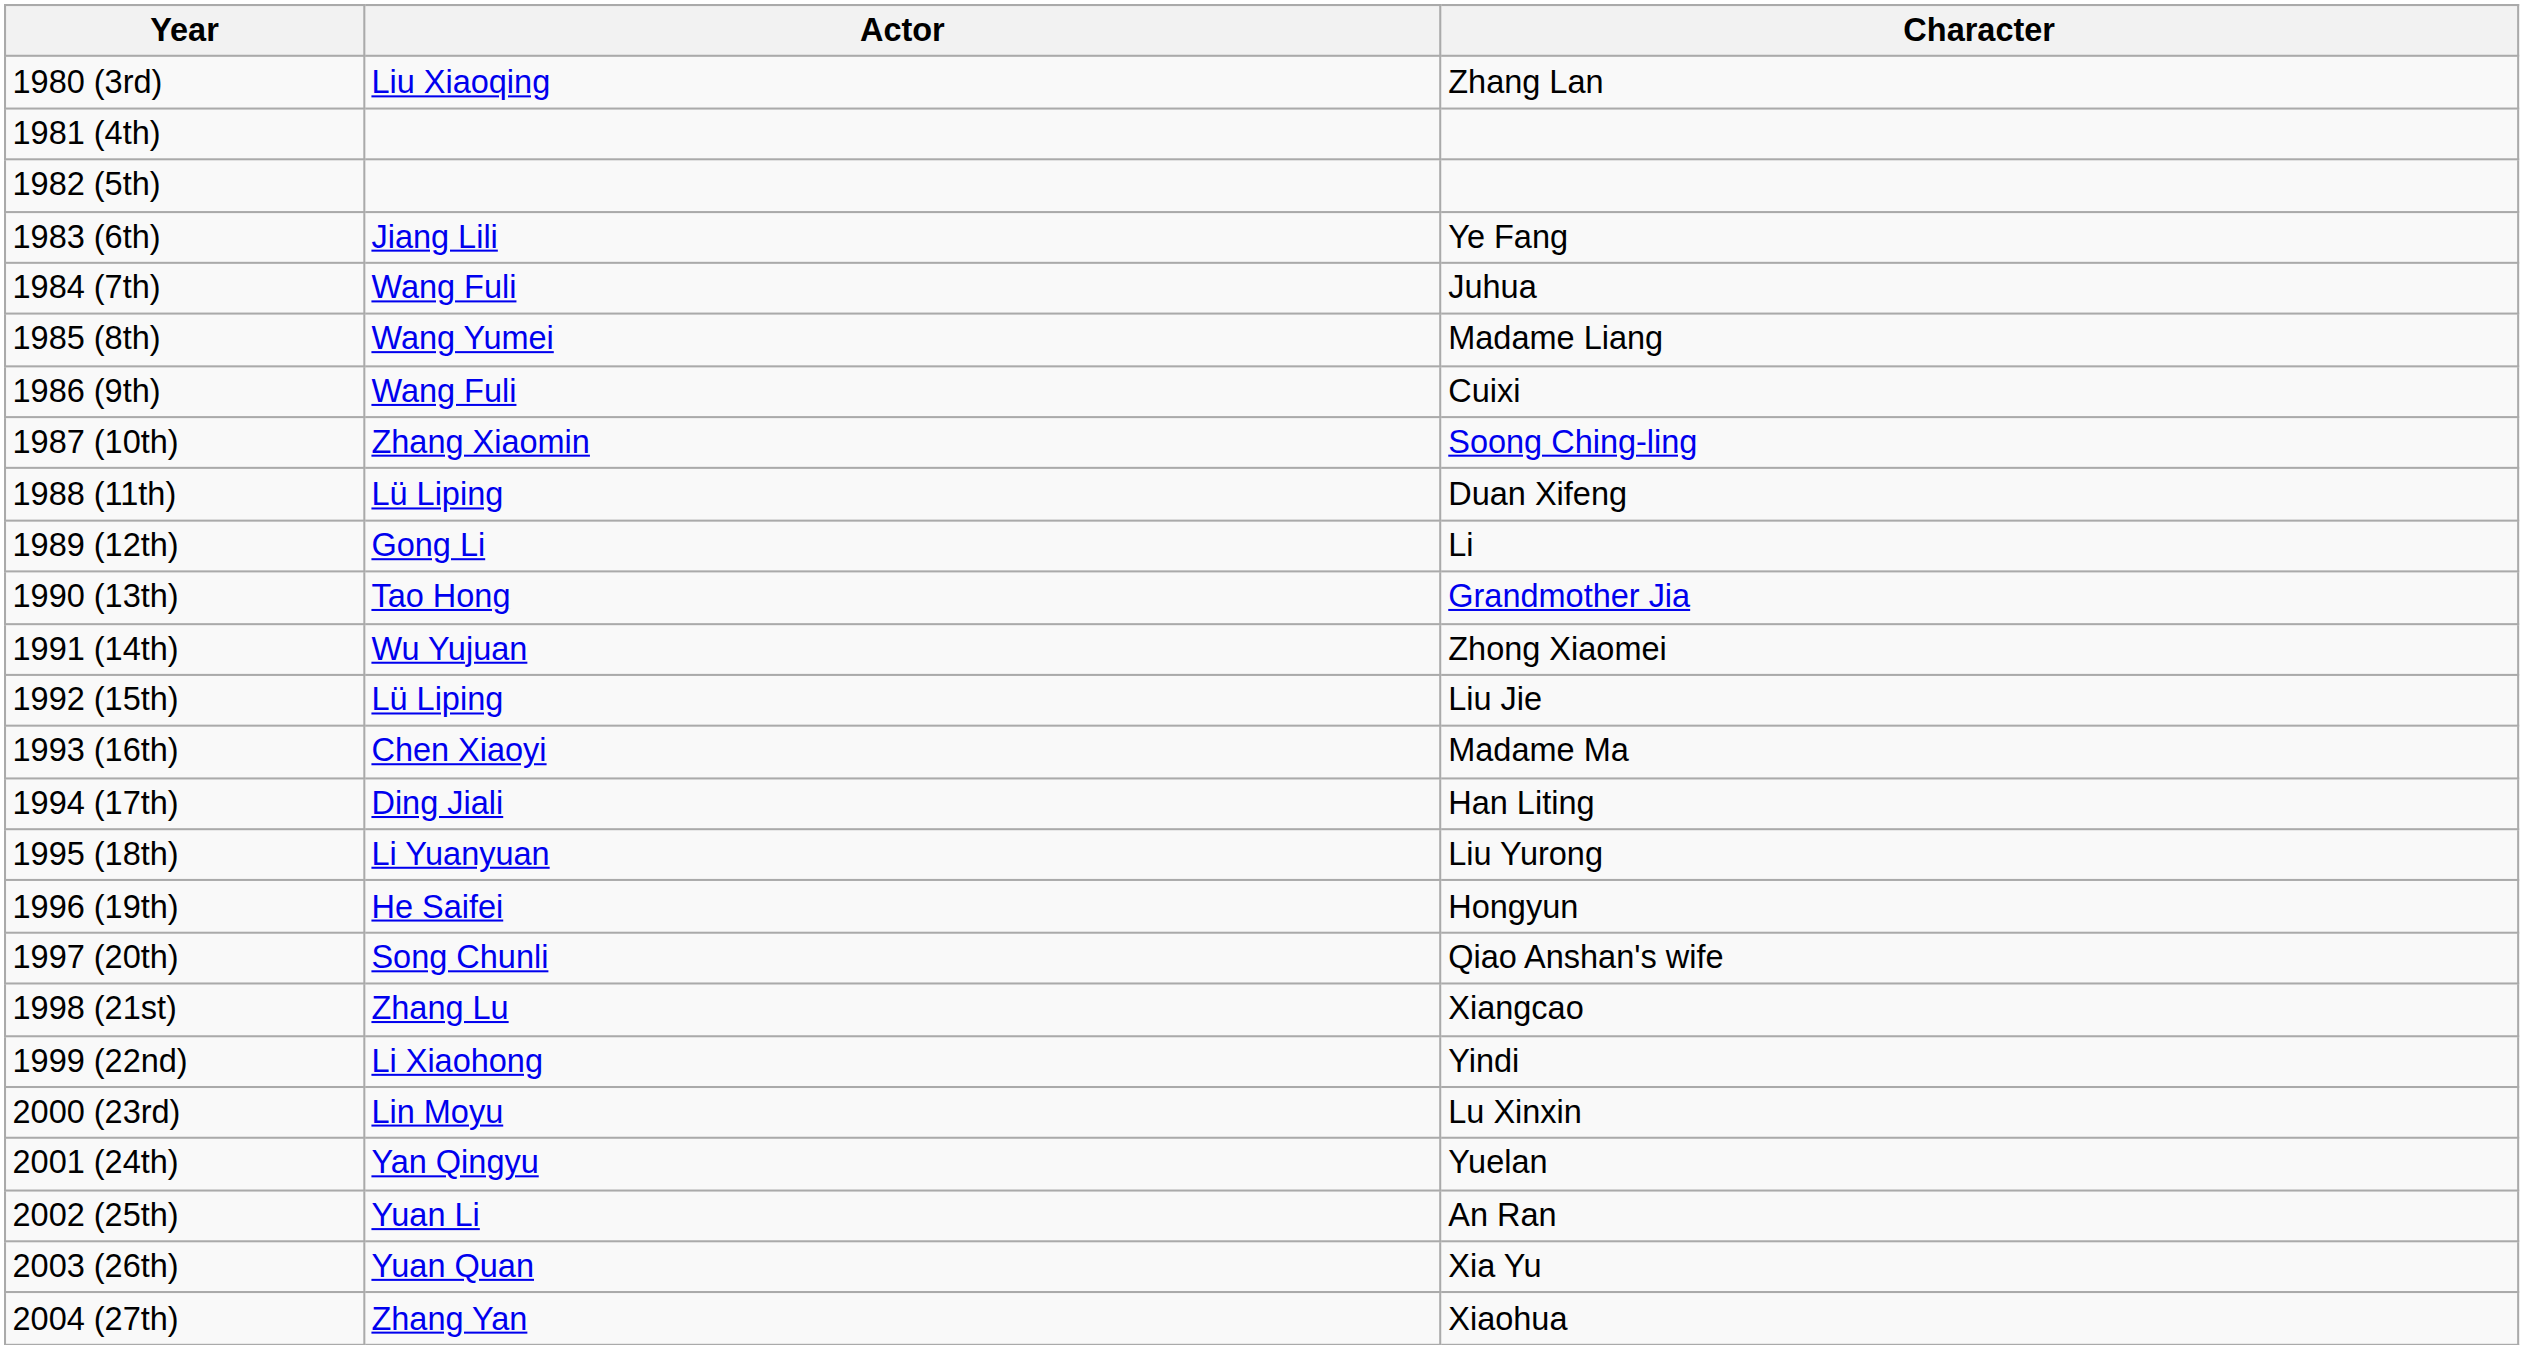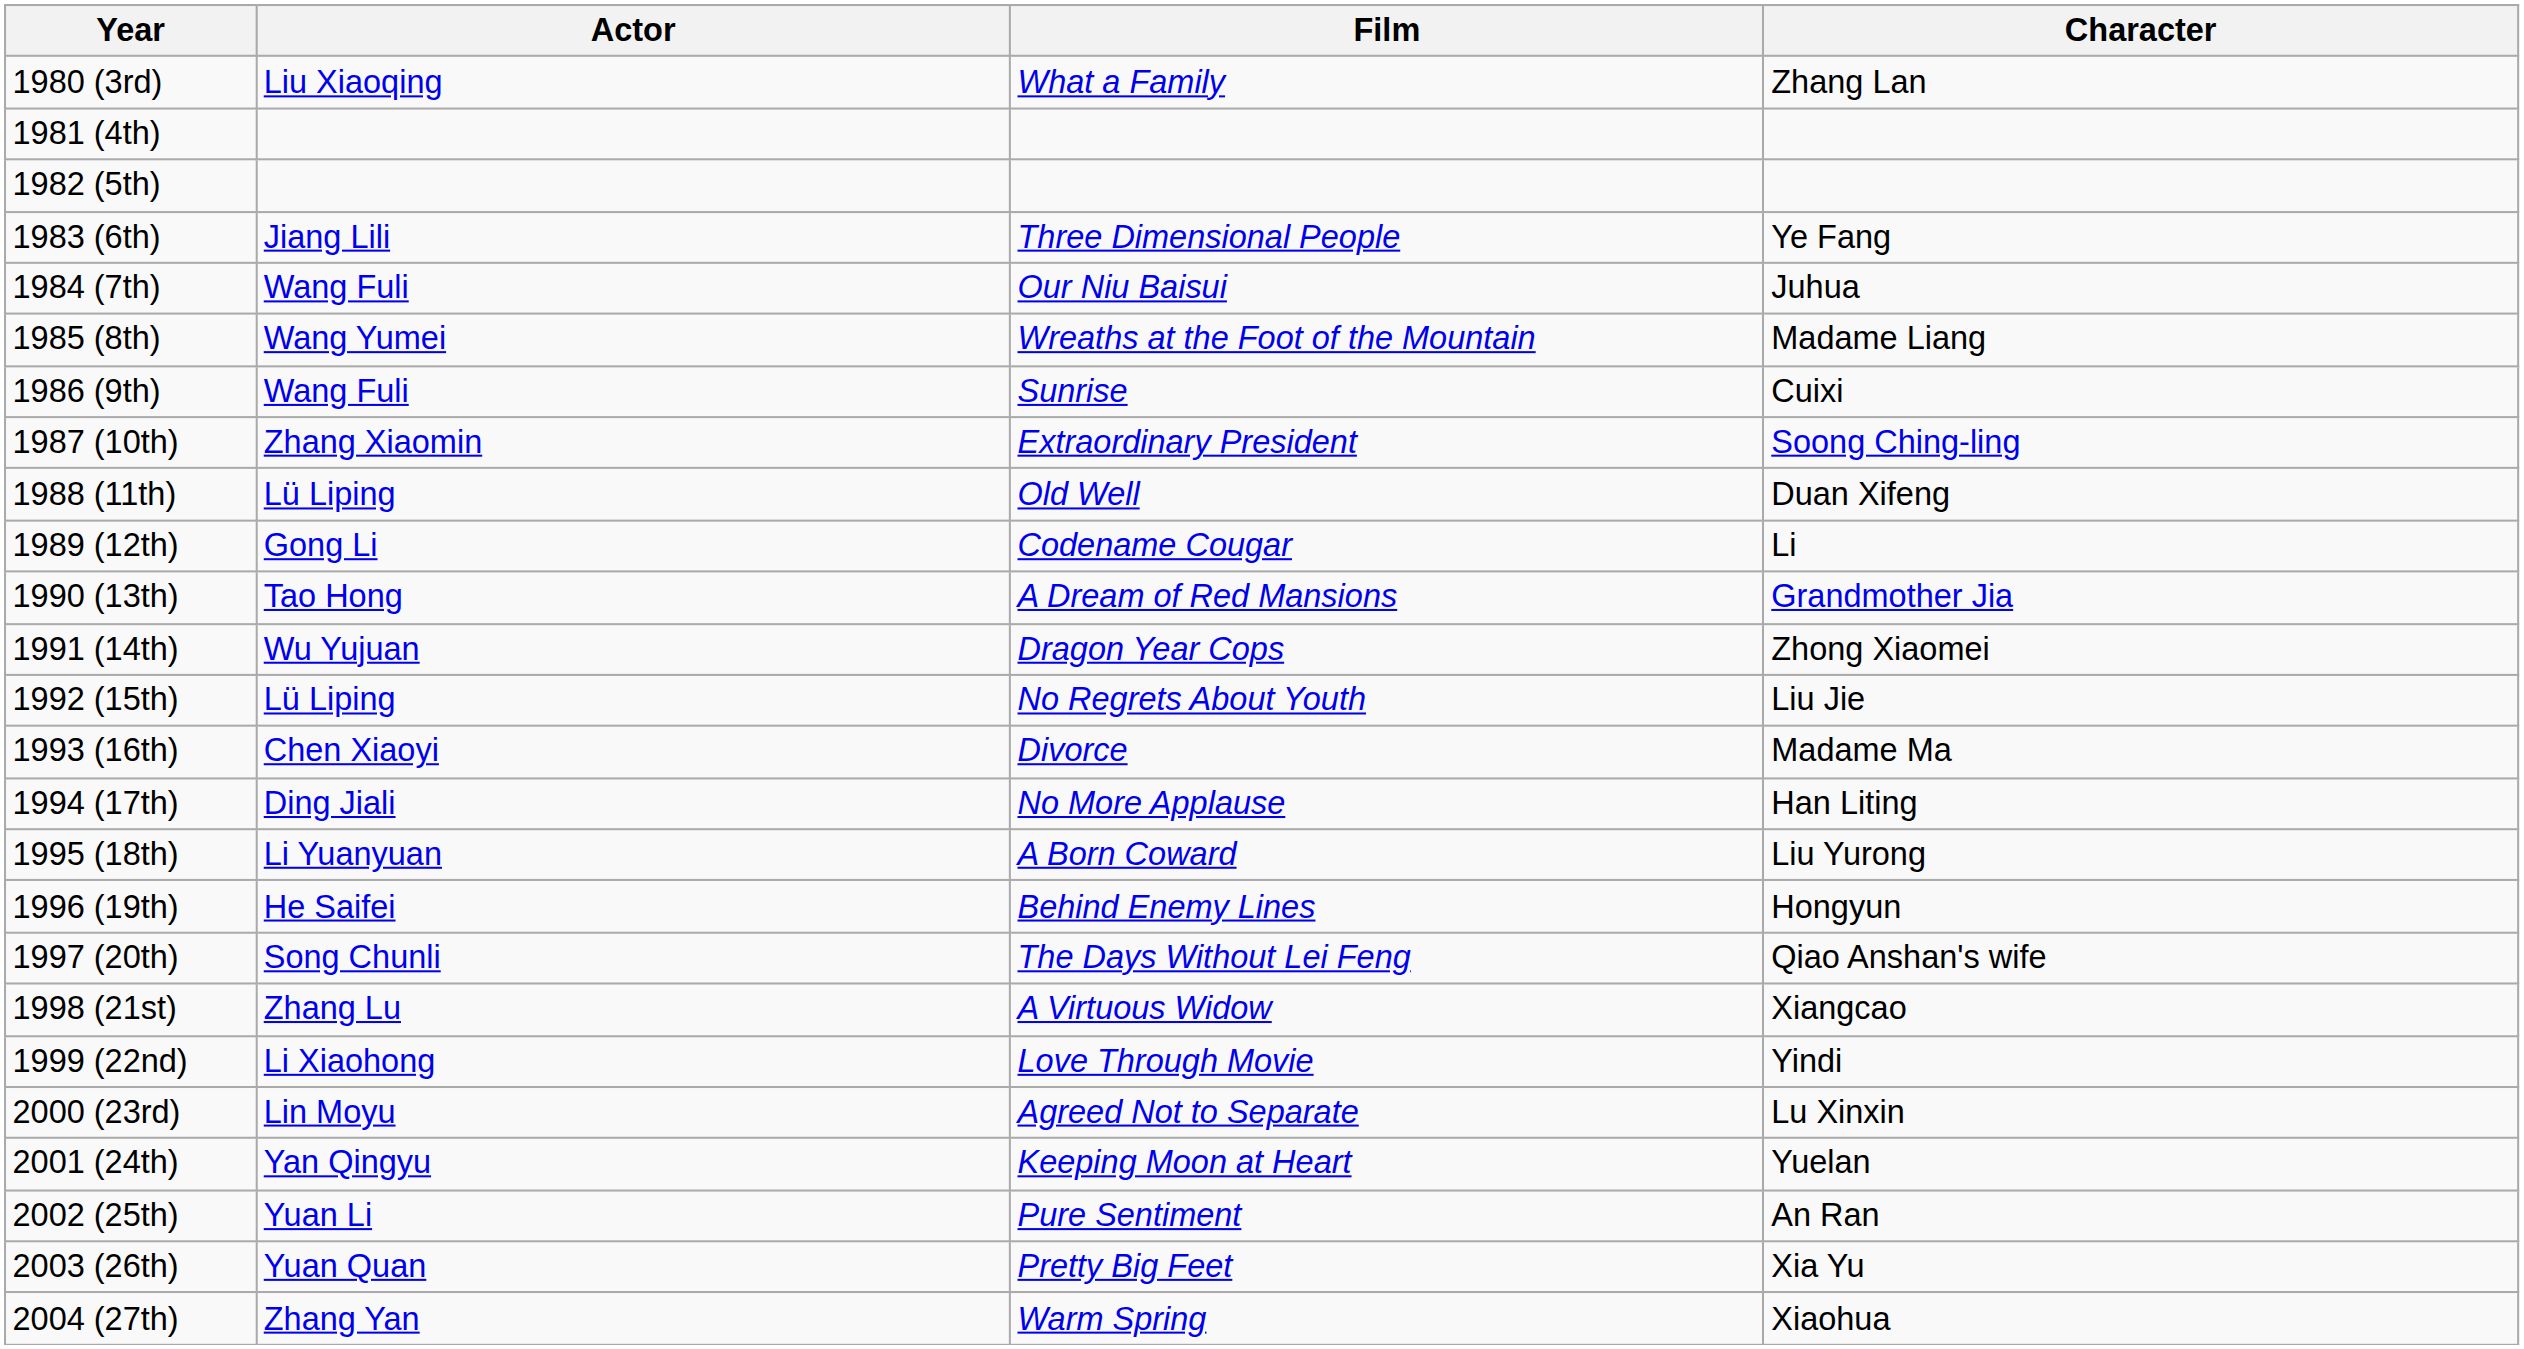+ column: (1387, 30)
